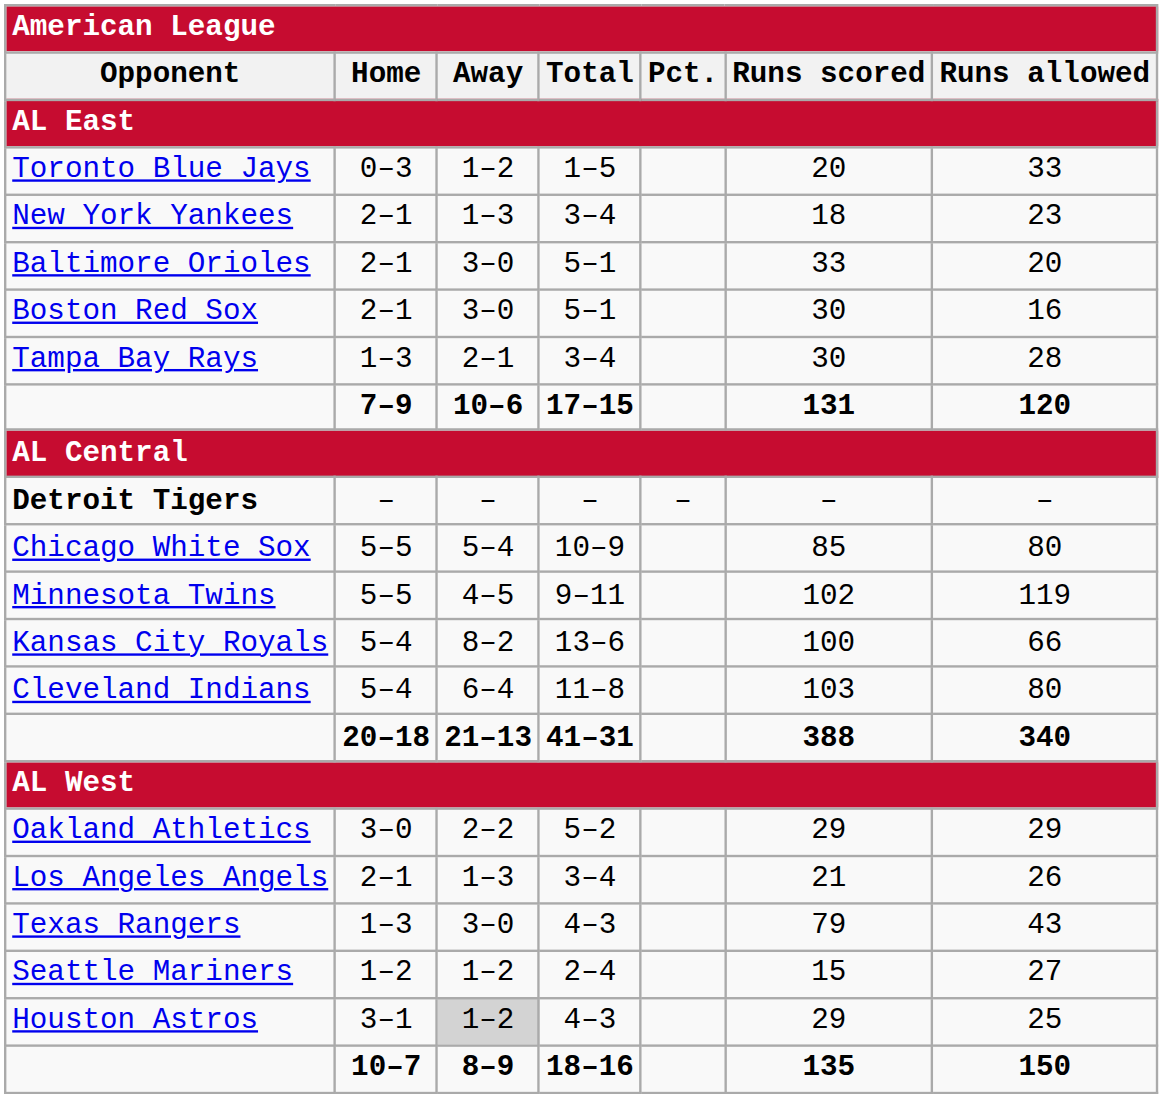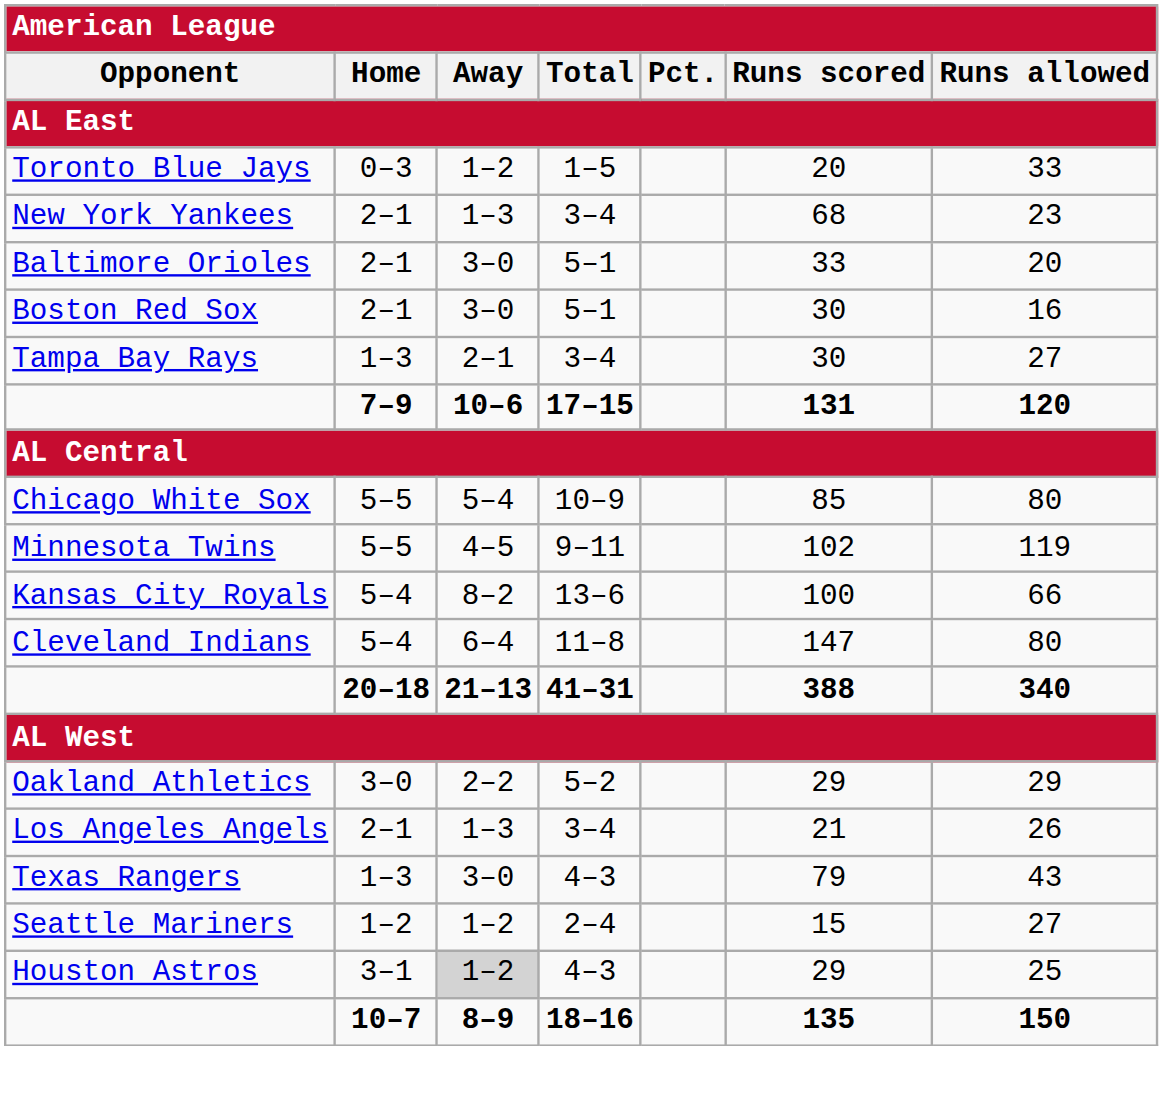(829, 218) 18 -> (829, 218) 68
(1045, 360) 28 -> (1045, 360) 27
- row: (135, 502)
(829, 691) 103 -> (829, 643) 147
